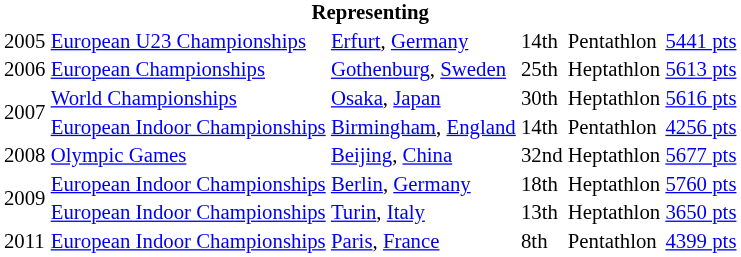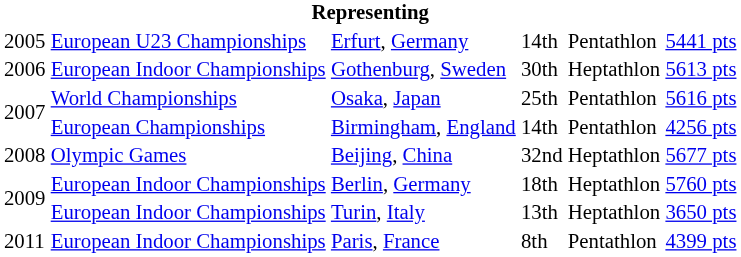(158, 69) European Championships -> (188, 69) European Indoor Championships
(539, 69) 25th -> (539, 69) 30th
(539, 98) 30th -> (539, 98) 25th
(614, 98) Heptathlon -> (612, 98) Pentathlon
(188, 126) European Indoor Championships -> (158, 126) European Championships
